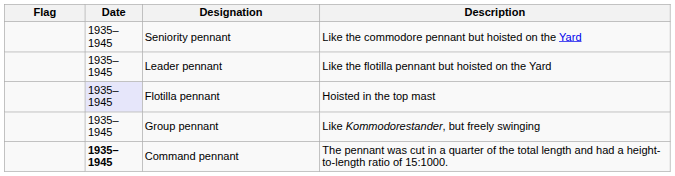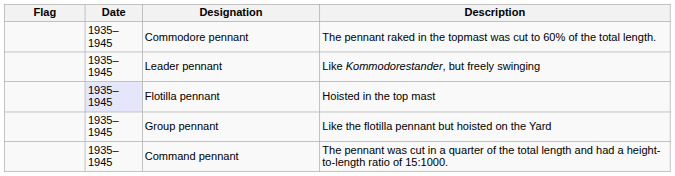+ row: (197, 36)
- row: (188, 36)
(437, 66) Like the flotilla pennant but hoisted on the Yard -> (431, 66) Like Kommodorestander, but freely swinging
(431, 126) Like Kommodorestander, but freely swinging -> (437, 126) Like the flotilla pennant but hoisted on the Yard
(103, 156) bold -> (103, 156) normal
